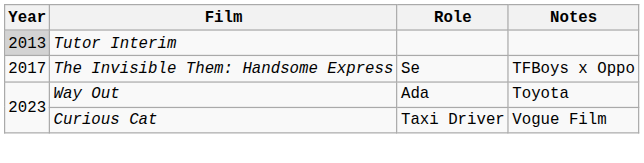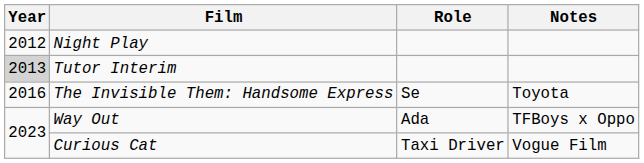+ row: (101, 43)
(27, 69) 2017 -> (27, 94) 2016
(574, 69) TFBoys x Oppo -> (541, 94) Toyota
(541, 94) Toyota -> (574, 120) TFBoys x Oppo
